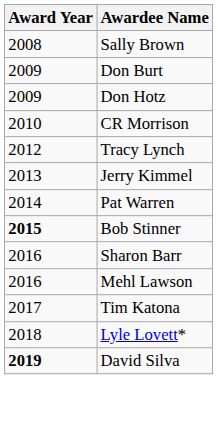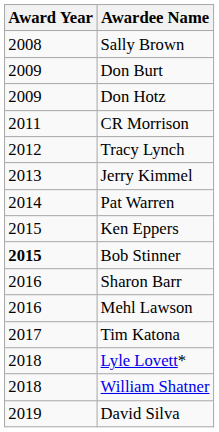(25, 123) 2010 -> (25, 123) 2011
+ row: (140, 228)
+ row: (155, 387)
(25, 360) bold -> (25, 413) normal
